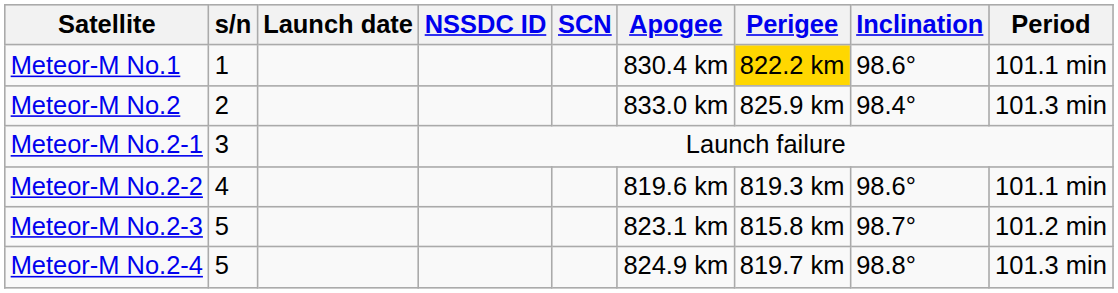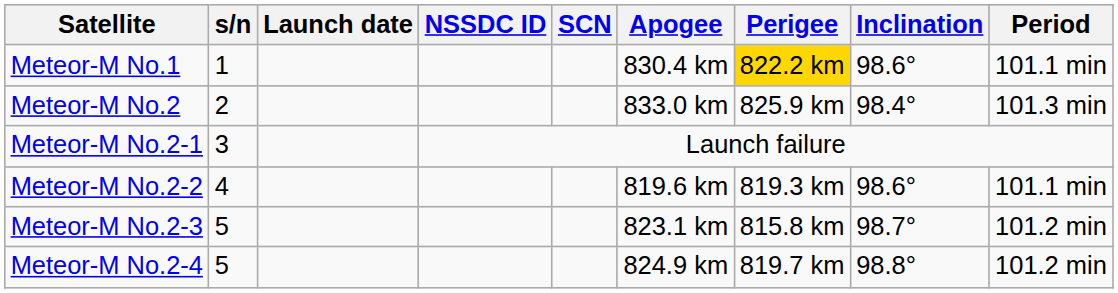(1051, 266) 101.3 min -> (1051, 266) 101.2 min
